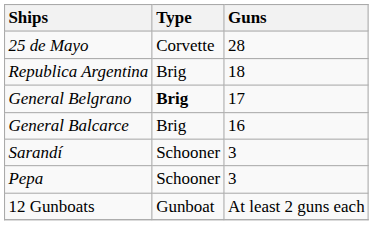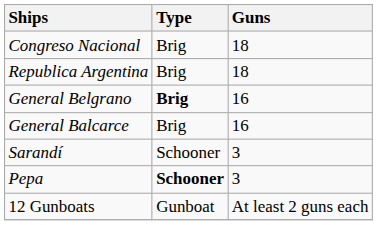- row: (48, 44)
+ row: (74, 44)
(237, 98) 17 -> (240, 98) 16
(188, 179) normal -> (190, 179) bold
